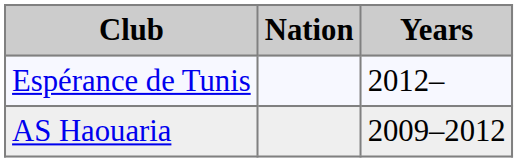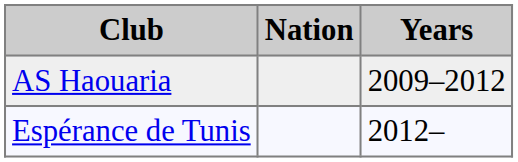rows swapped: (92, 130) <-> (131, 80)
